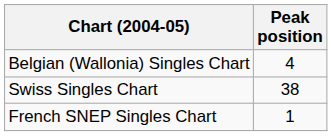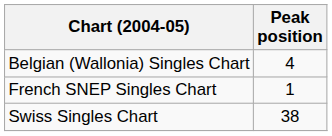rows swapped: (112, 116) <-> (83, 90)
